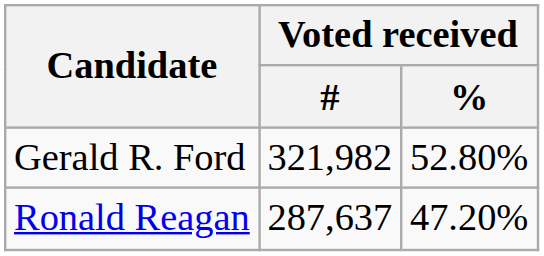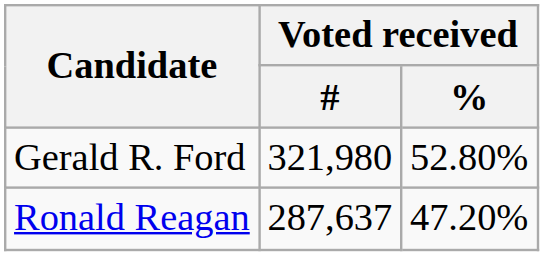(330, 156) 321,982 -> (330, 156) 321,980
